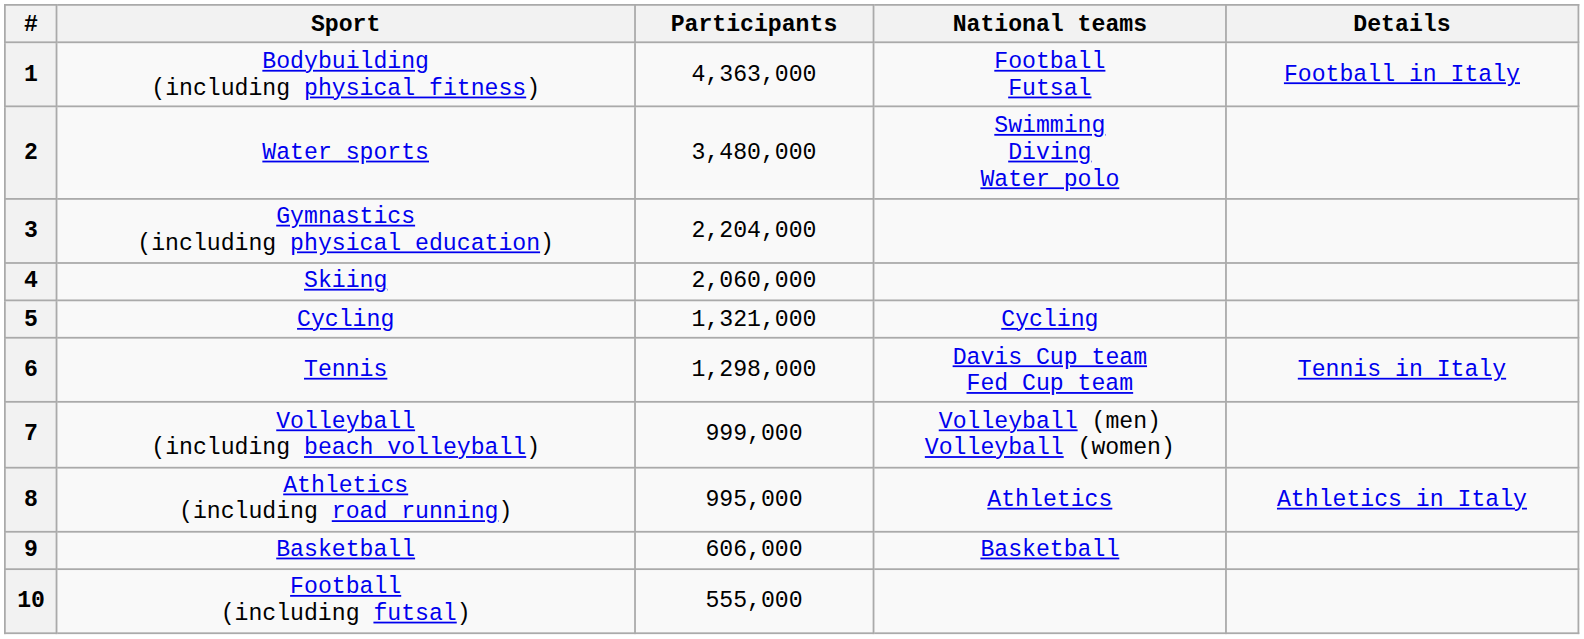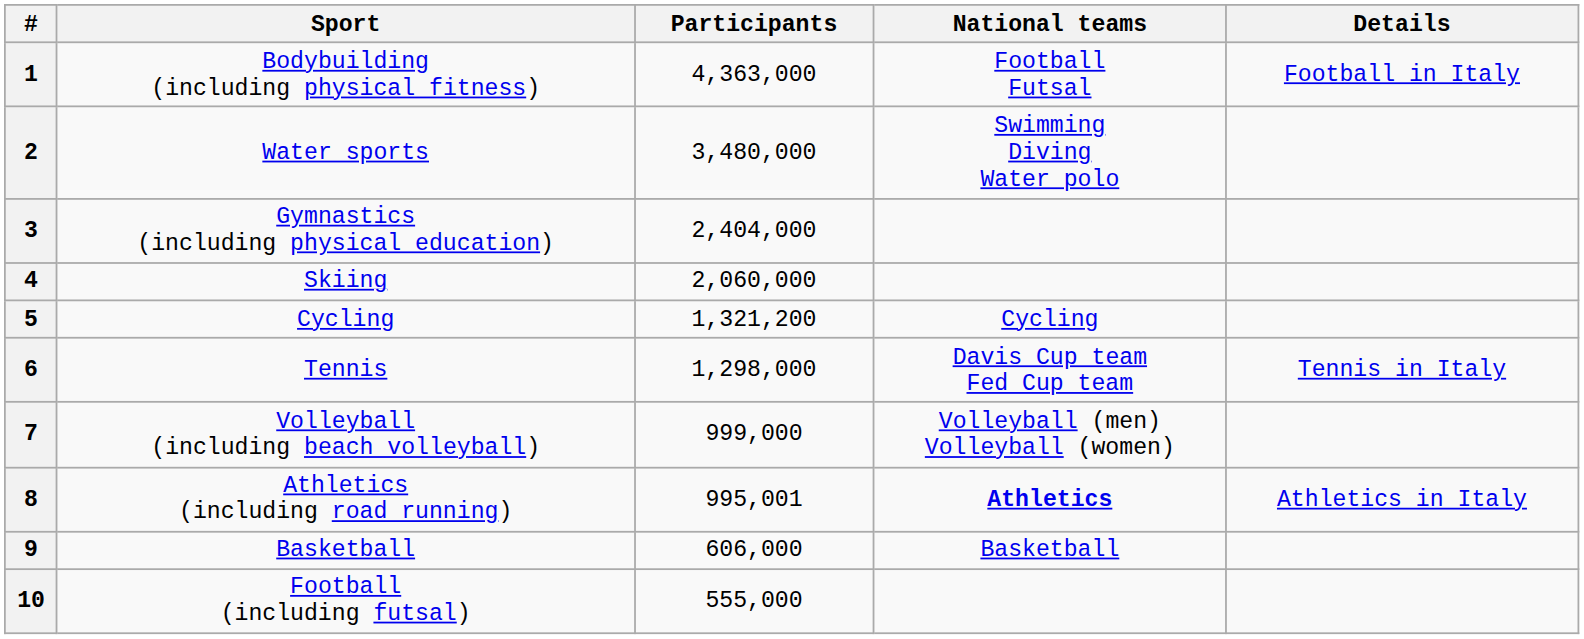(754, 230) 2,204,000 -> (754, 230) 2,404,000
(754, 319) 1,321,000 -> (754, 319) 1,321,200
(754, 499) 995,000 -> (754, 499) 995,001
(1050, 499) normal -> (1050, 499) bold
